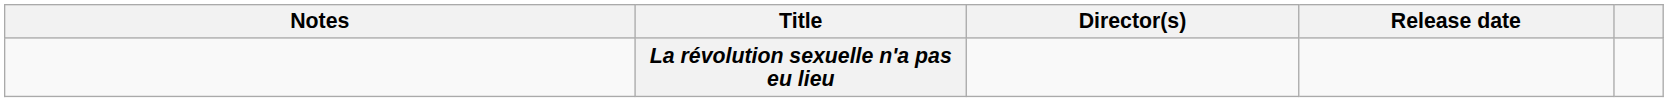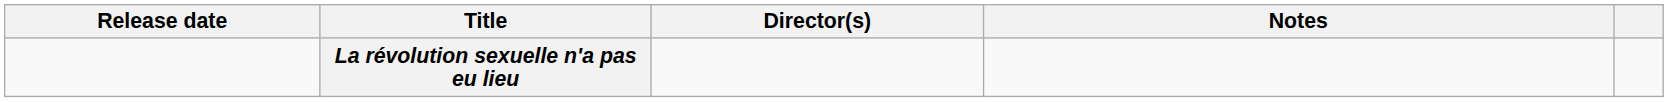columns swapped: (1456, 21) <-> (320, 21)
